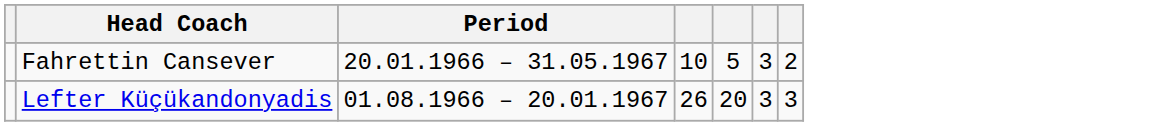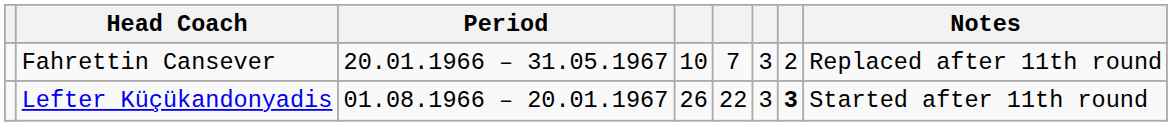+ column: (986, 24)
(733, 62) 5 -> (733, 62) 7
(733, 101) 20 -> (733, 101) 22
(791, 101) normal -> (791, 101) bold
